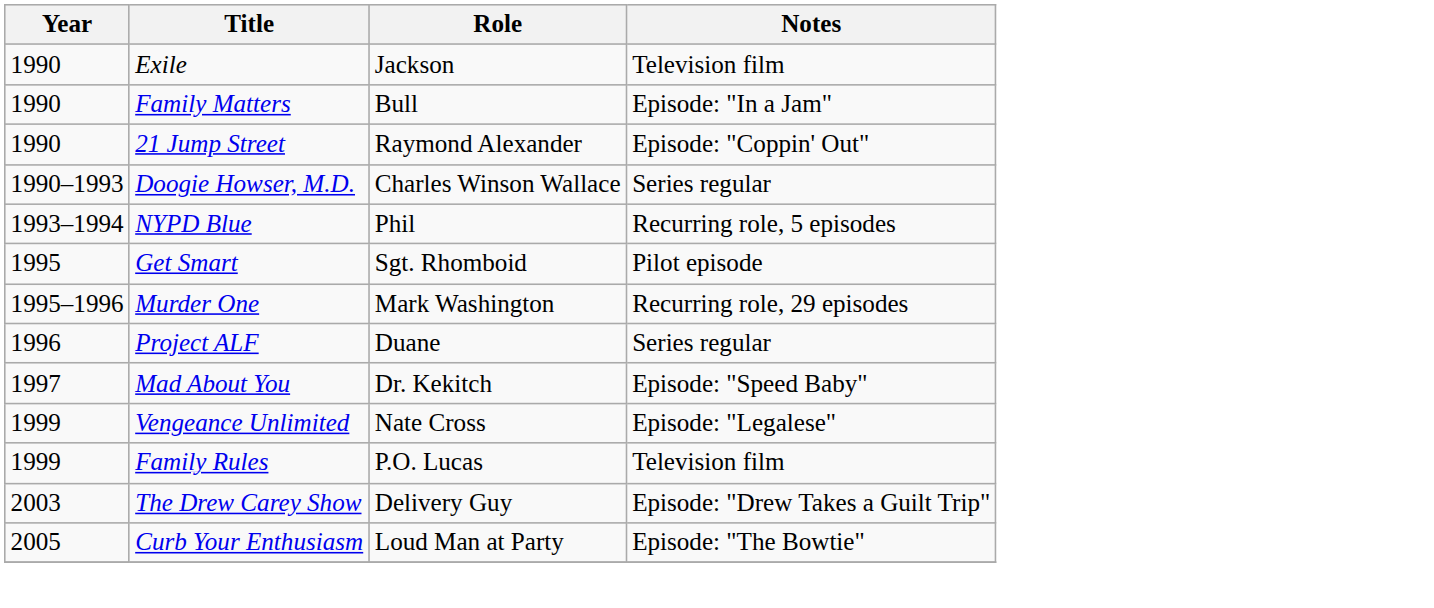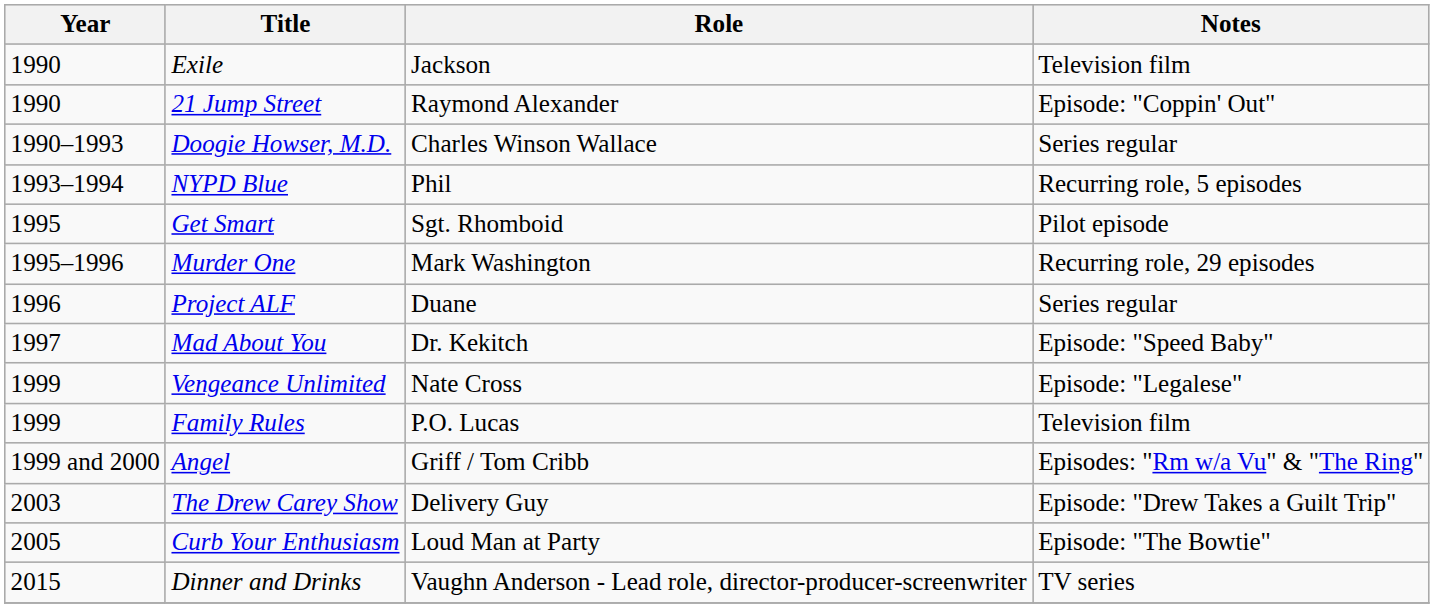- row: (213, 104)
+ row: (201, 462)
+ row: (266, 582)
